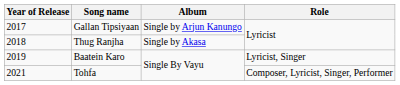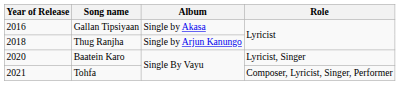(16, 27) 2017 -> (16, 27) 2016
(193, 27) Single by Arjun Kanungo -> (175, 27) Single by Akasa
(175, 42) Single by Akasa -> (193, 42) Single by Arjun Kanungo
(16, 57) 2019 -> (16, 57) 2020
